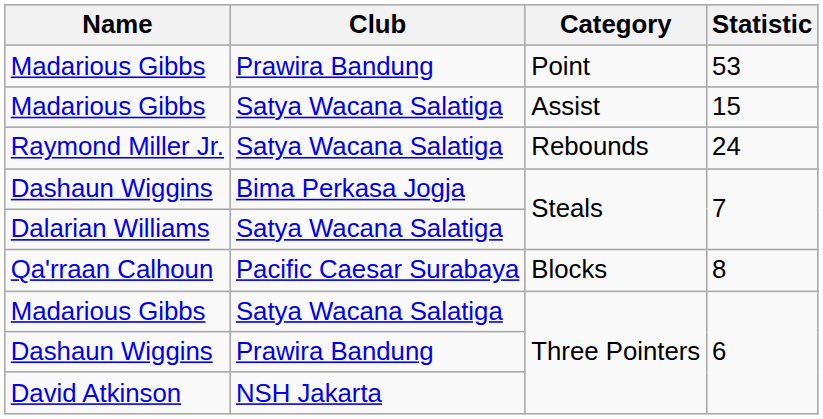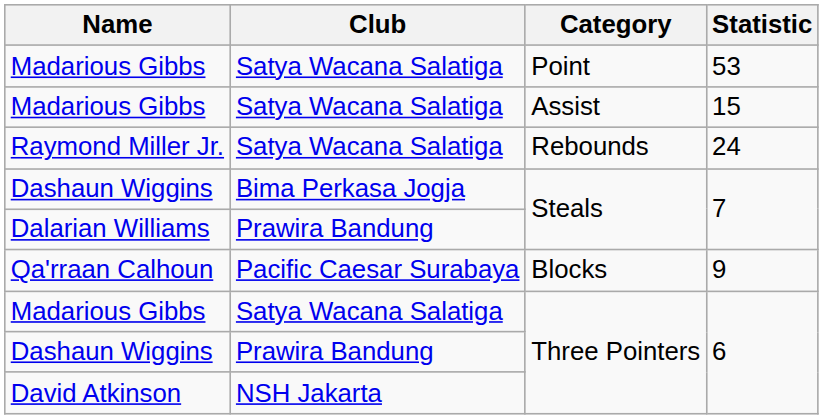(335, 65) Prawira Bandung -> (369, 65) Satya Wacana Salatiga
(369, 229) Satya Wacana Salatiga -> (335, 229) Prawira Bandung
(719, 270) 8 -> (719, 270) 9
